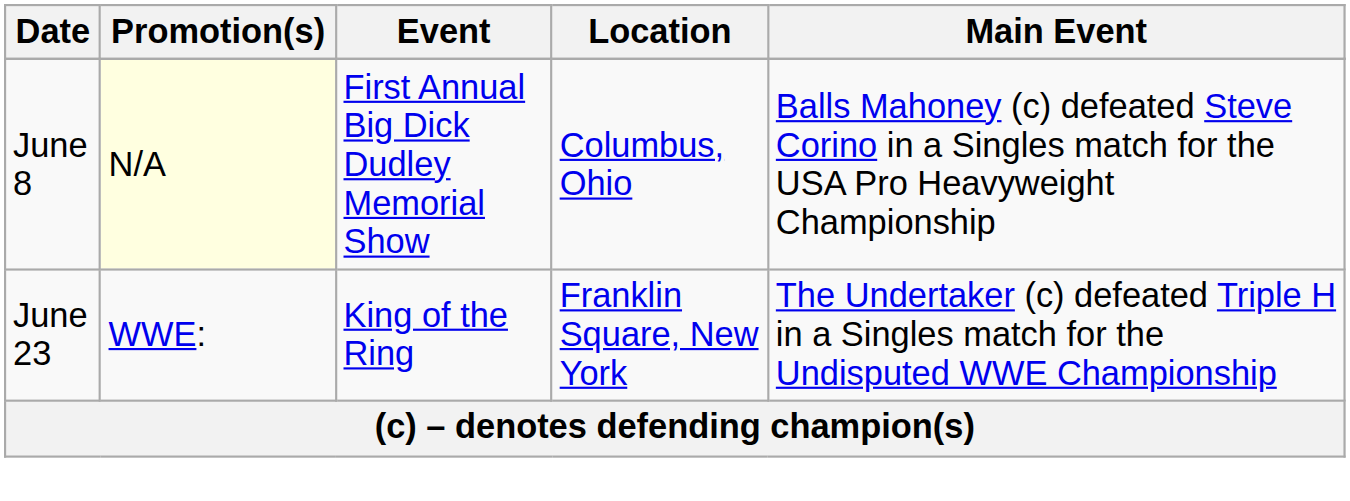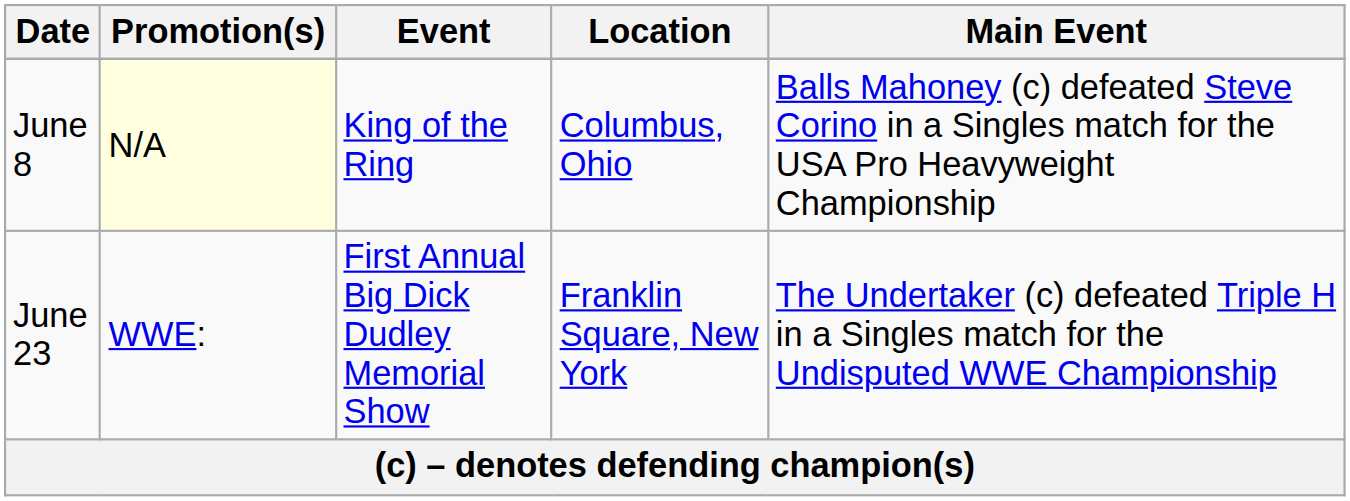(434, 163) First Annual Big Dick Dudley Memorial Show -> (426, 144) King of the Ring
(426, 334) King of the Ring -> (434, 334) First Annual Big Dick Dudley Memorial Show
